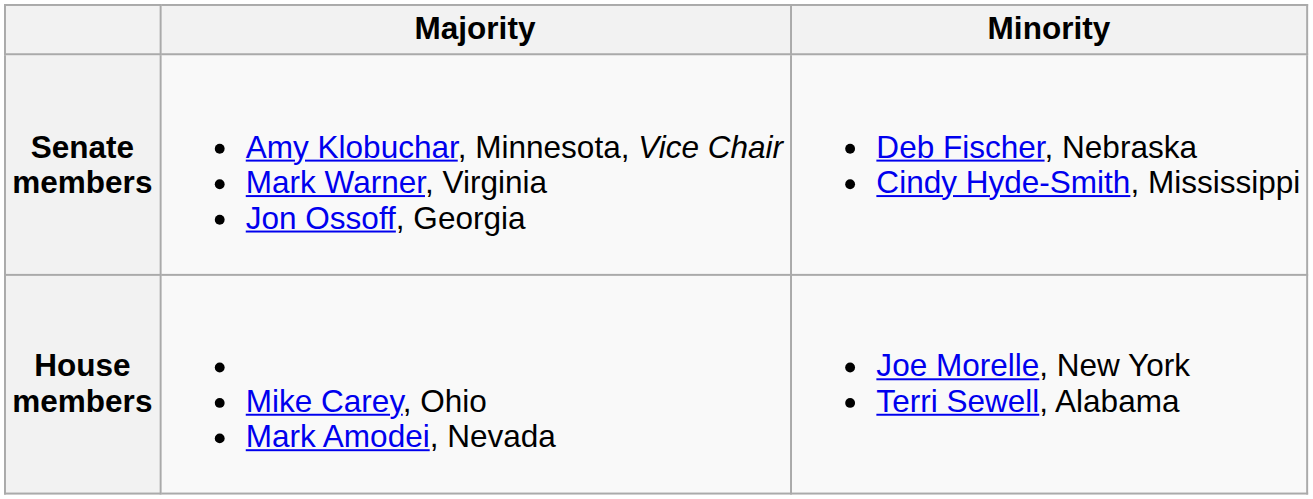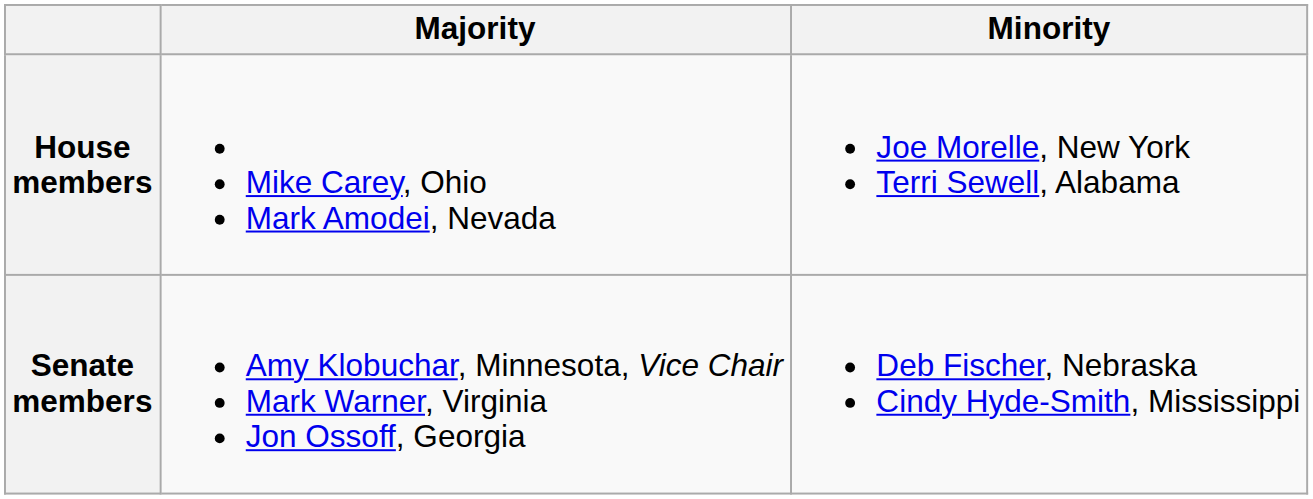rows swapped: (82, 164) <-> (82, 383)
